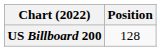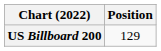(130, 35) 128 -> (130, 35) 129
